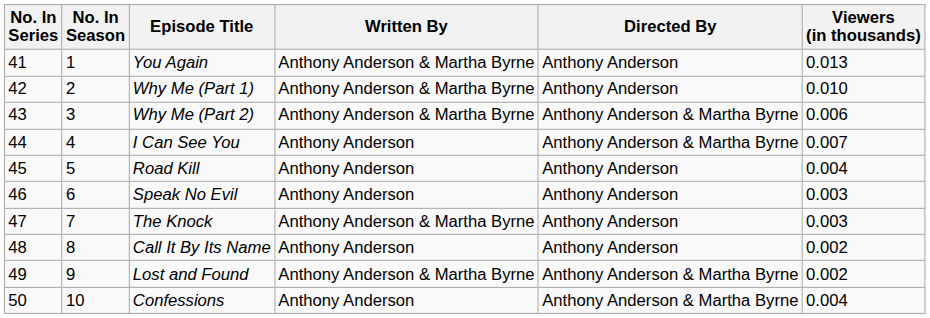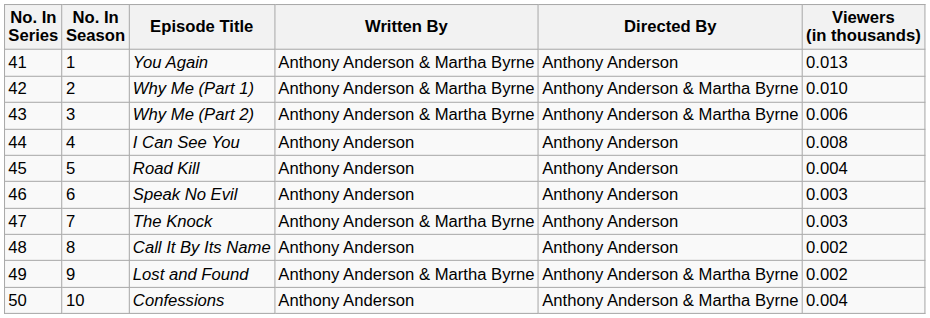(610, 89) Anthony Anderson -> (670, 89) Anthony Anderson & Martha Byrne
(670, 141) Anthony Anderson & Martha Byrne -> (610, 141) Anthony Anderson
(827, 141) 0.007 -> (827, 141) 0.008
